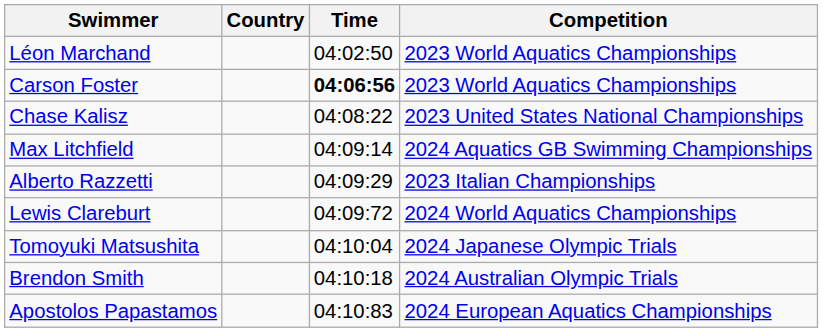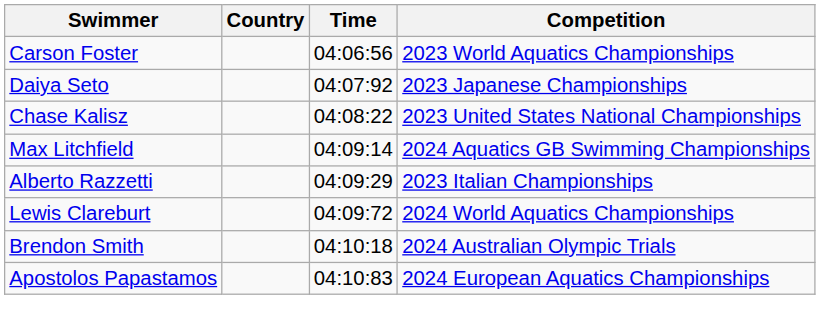- row: (80, 52)
(354, 85) bold -> (353, 52) normal
+ row: (59, 85)
- row: (104, 246)
